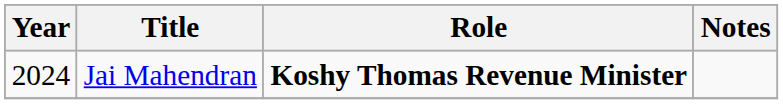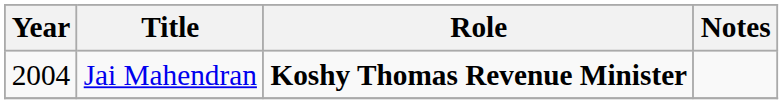(41, 74) 2024 -> (41, 74) 2004
